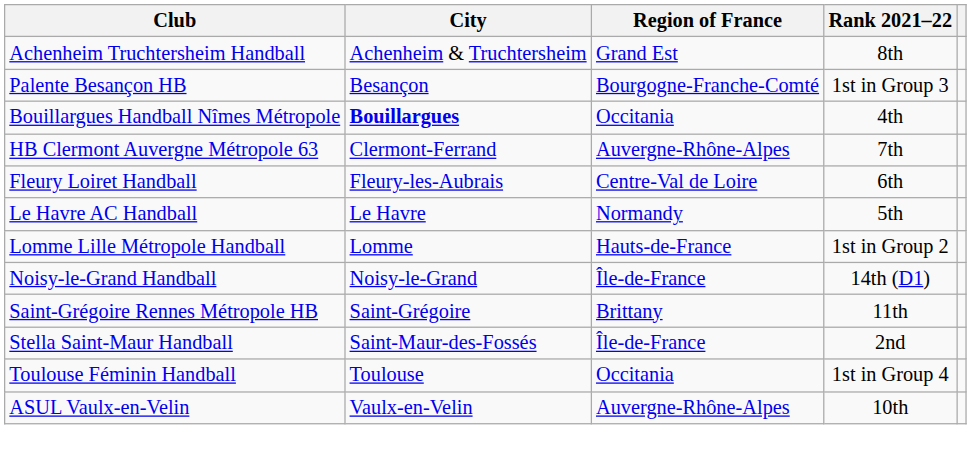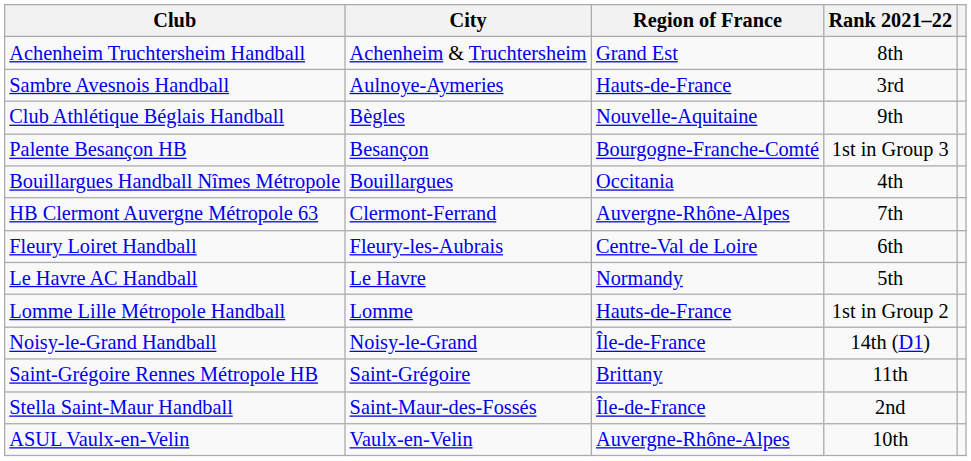+ row: (119, 85)
+ row: (147, 117)
(404, 117) bold -> (401, 181) normal
- row: (123, 375)
